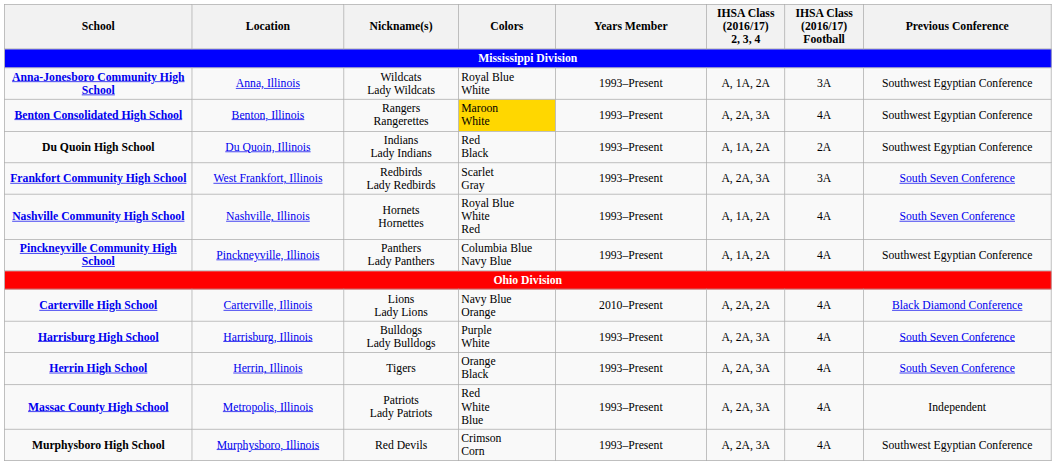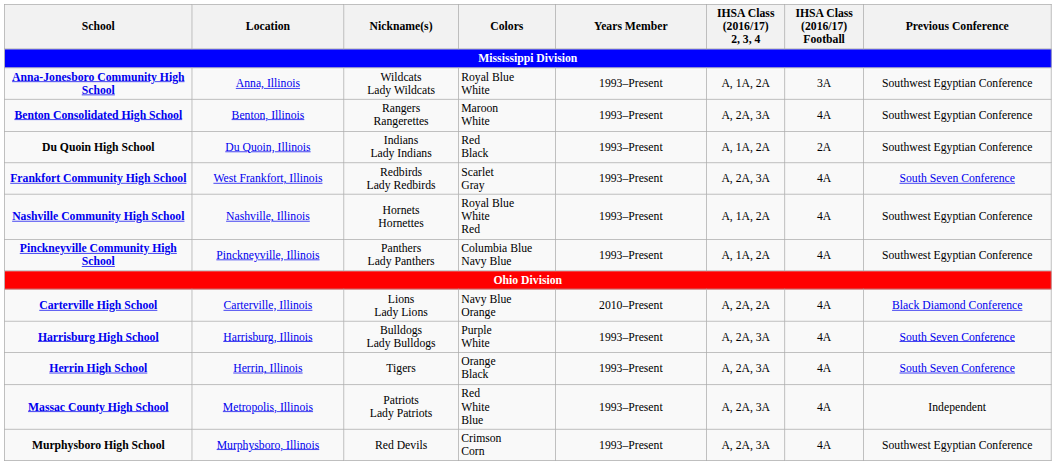(480, 115) gold background -> (480, 115) no background
(824, 178) 3A -> (824, 178) 4A
(957, 216) South Seven Conference -> (957, 216) Southwest Egyptian Conference
